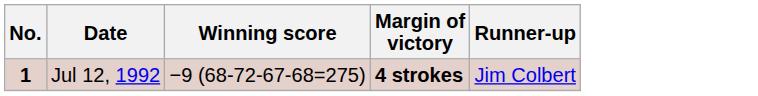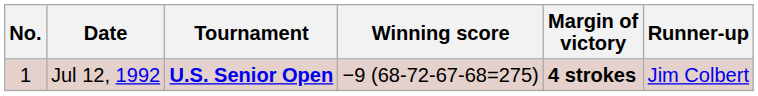+ column: (251, 32)
(25, 75) bold -> (25, 75) normal
